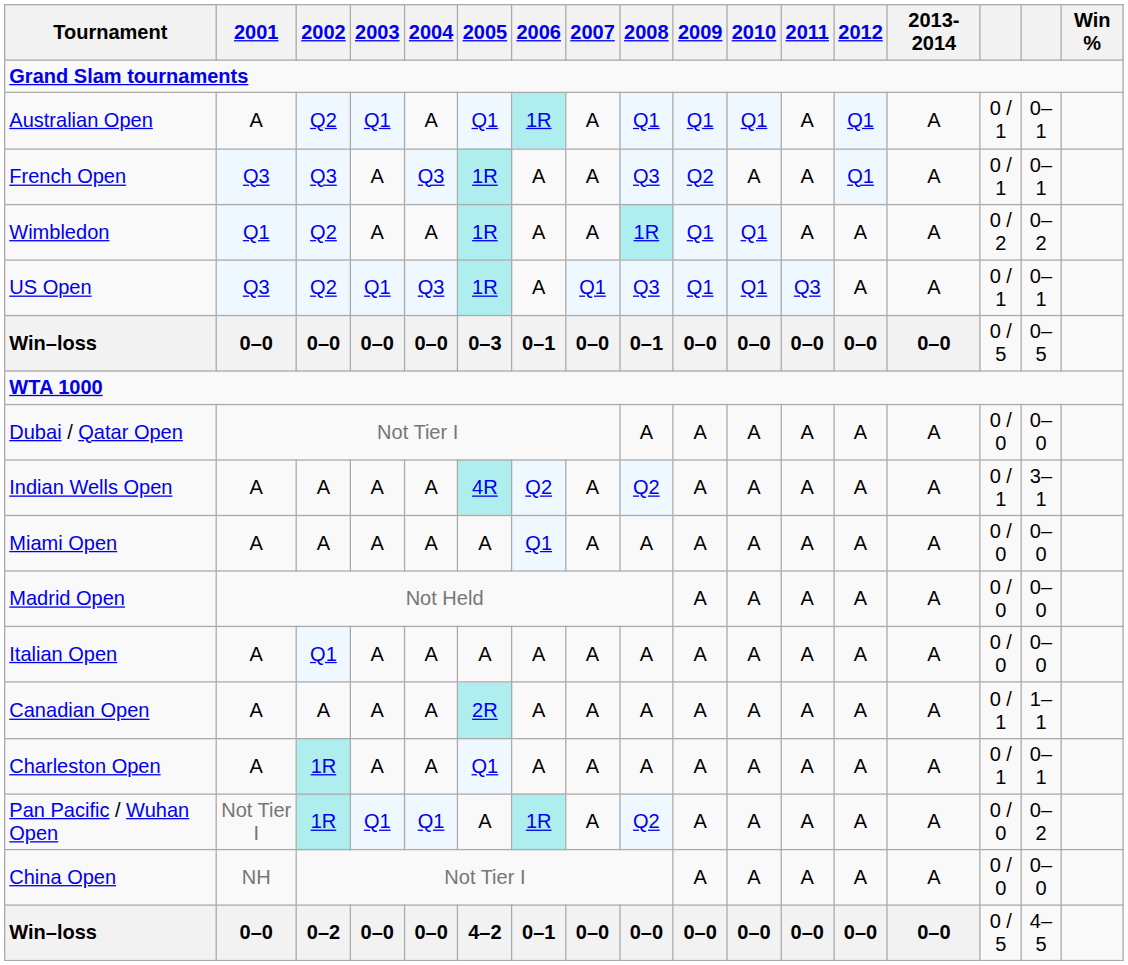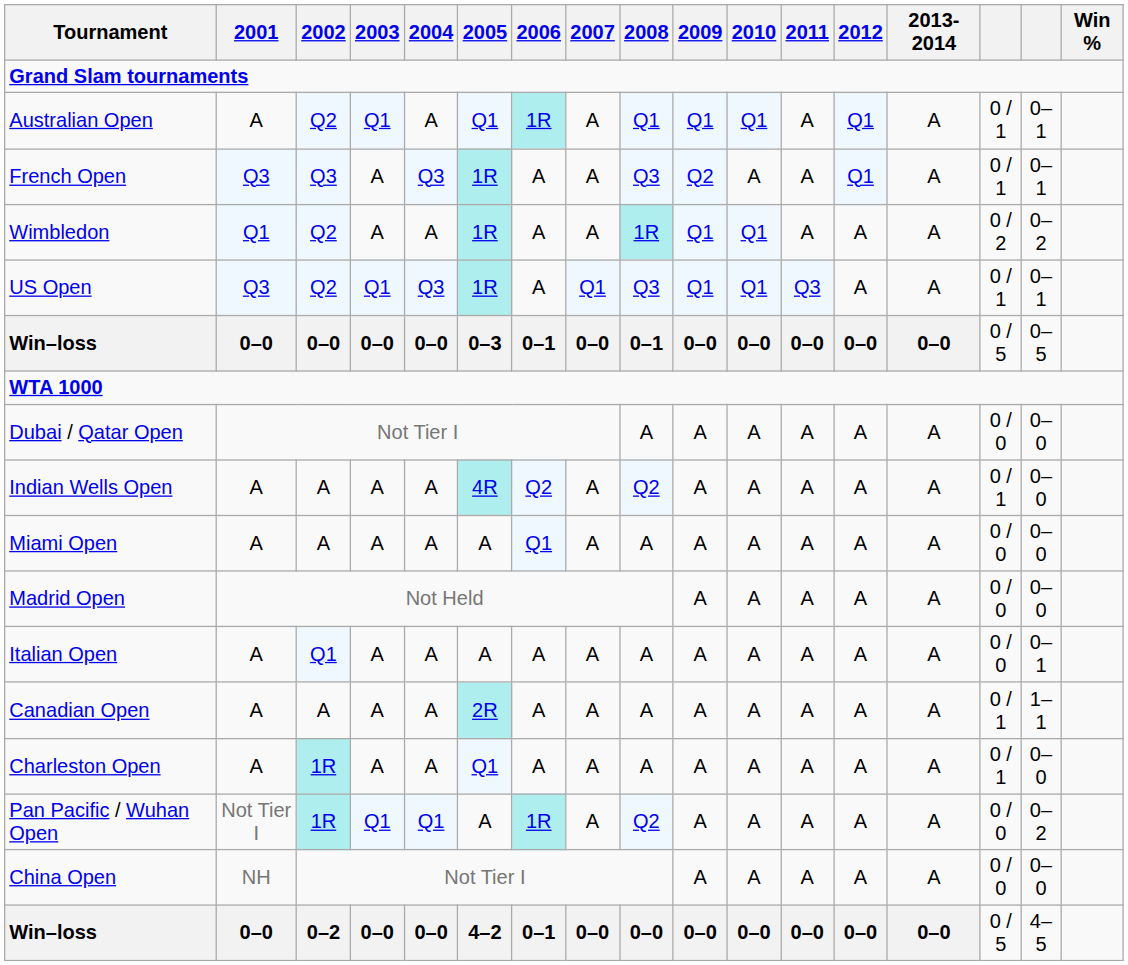(1041, 486) 3–1 -> (1041, 486) 0–0
(1041, 653) 0–0 -> (1041, 653) 0–1
(1041, 765) 0–1 -> (1041, 765) 0–0
